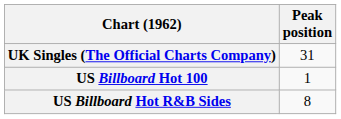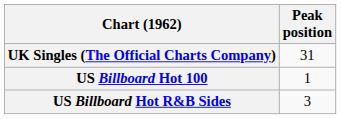(307, 101) 8 -> (307, 101) 3
